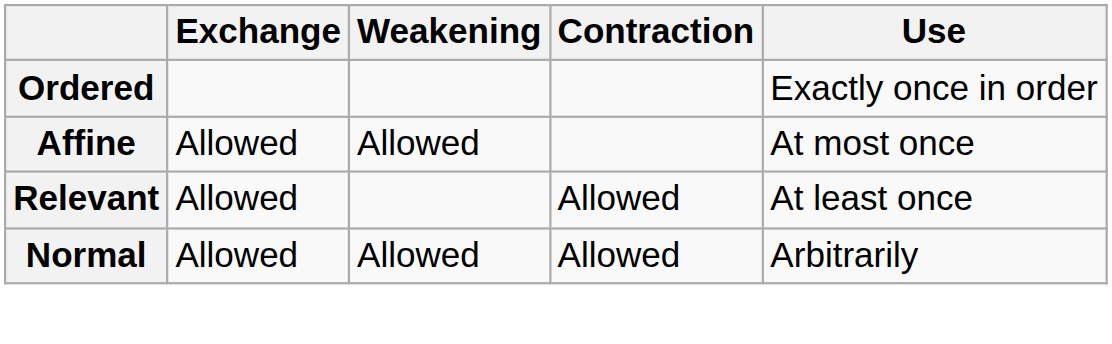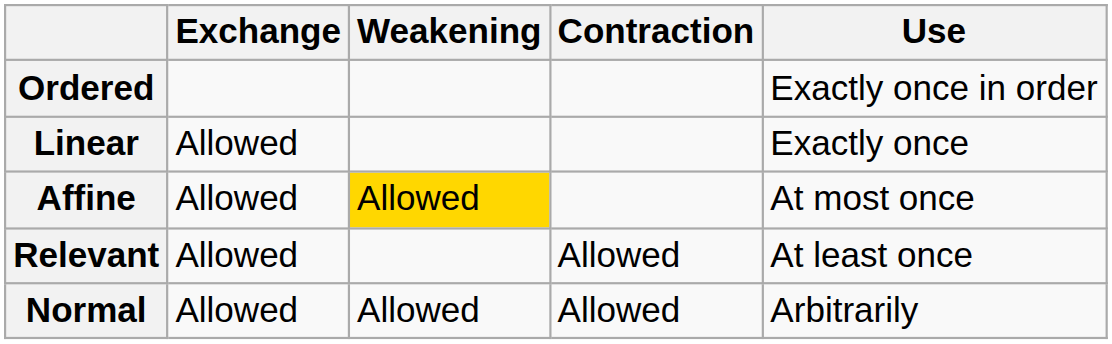+ row: (86, 143)
(418, 143) no background -> (418, 198) gold background
